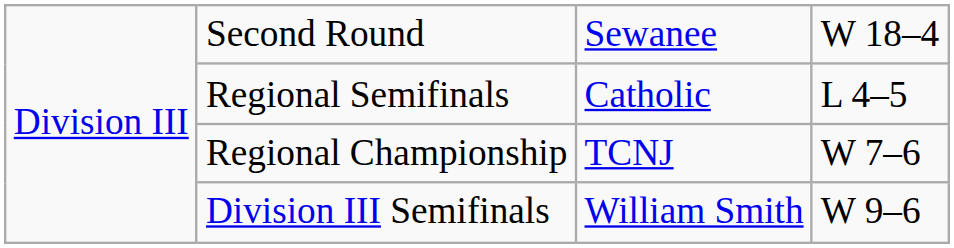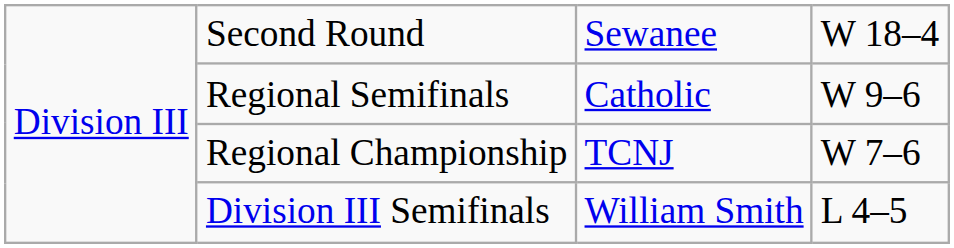(864, 93) L 4–5 -> (871, 93) W 9–6
(871, 211) W 9–6 -> (864, 211) L 4–5
